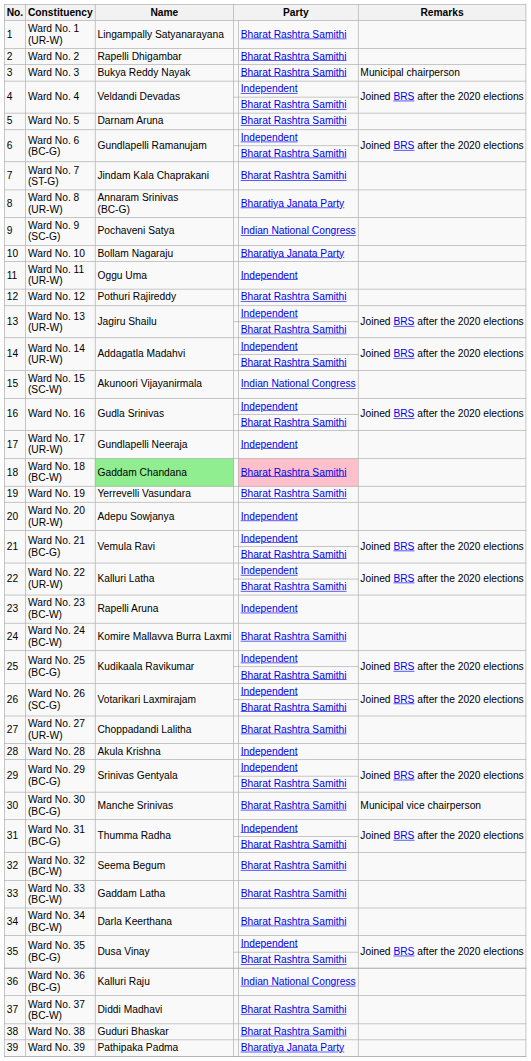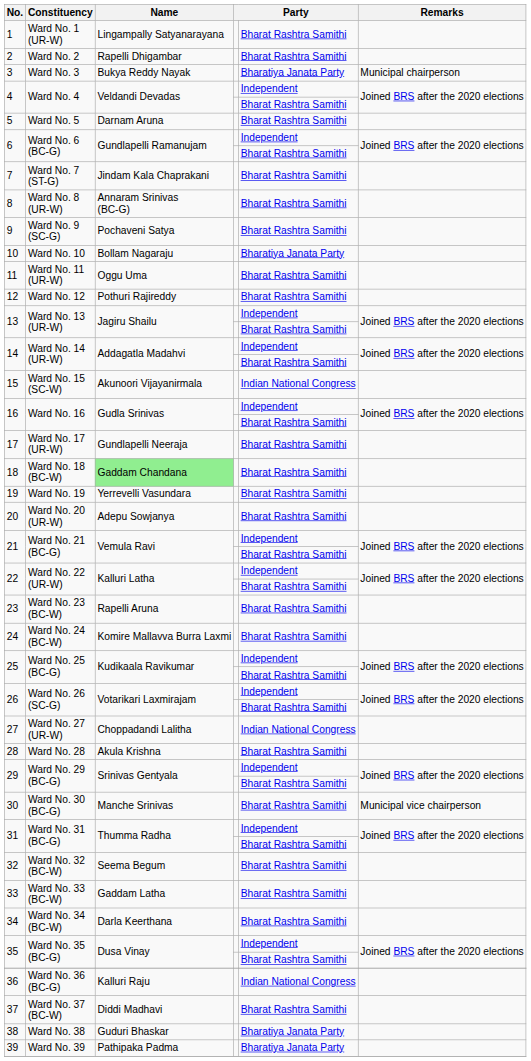(294, 72) Bharat Rashtra Samithi -> (292, 72) Bharatiya Janata Party
(292, 203) Bharatiya Janata Party -> (294, 203) Bharat Rashtra Samithi
(298, 231) Indian National Congress -> (294, 231) Bharat Rashtra Samithi
(269, 275) Independent -> (294, 275) Bharat Rashtra Samithi
(269, 444) Independent -> (294, 444) Bharat Rashtra Samithi
(294, 472) pink background -> (294, 472) no background
(269, 516) Independent -> (294, 516) Bharat Rashtra Samithi
(269, 609) Independent -> (294, 609) Bharat Rashtra Samithi
(294, 729) Bharat Rashtra Samithi -> (298, 729) Indian National Congress
(269, 751) Independent -> (294, 751) Bharat Rashtra Samithi
(294, 1031) Bharat Rashtra Samithi -> (292, 1031) Bharatiya Janata Party
